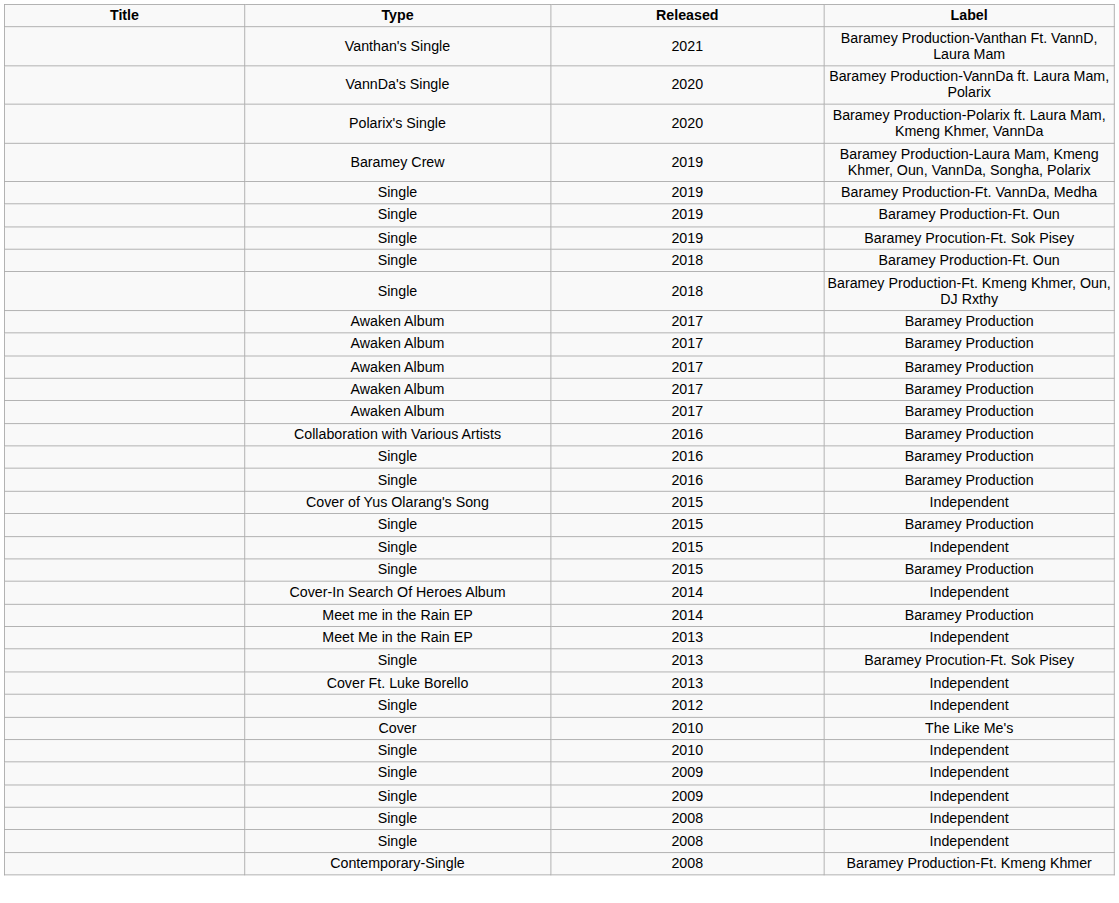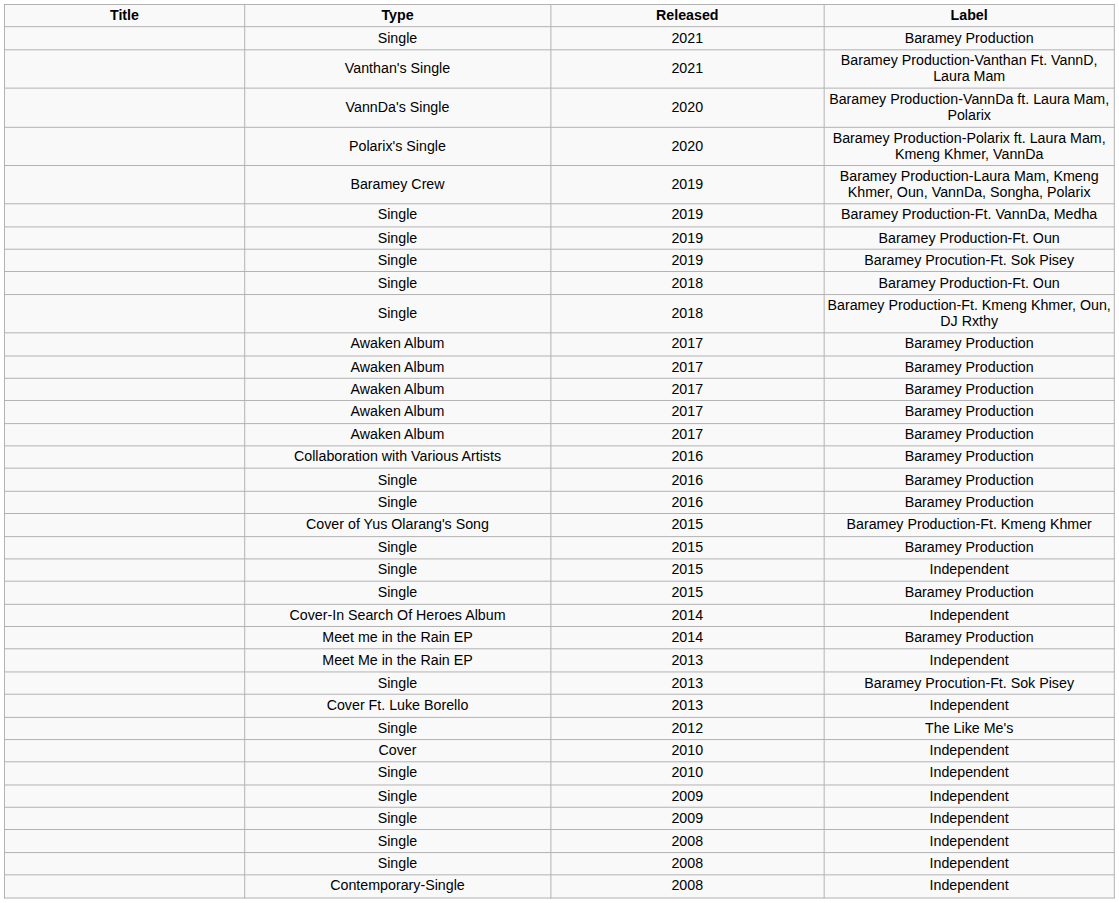+ row: (397, 38)
(969, 502) Independent -> (969, 524) Baramey Production-Ft. Kmeng Khmer
(969, 705) Independent -> (969, 728) The Like Me's
(969, 728) The Like Me's -> (969, 750) Independent
(969, 863) Baramey Production-Ft. Kmeng Khmer -> (969, 886) Independent
